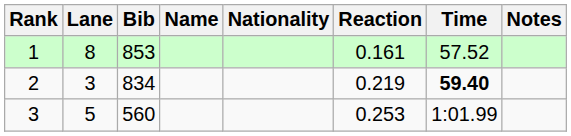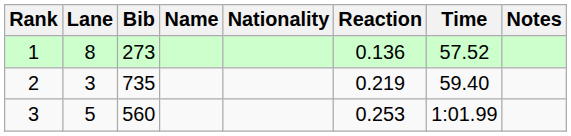(139, 51) 853 -> (139, 51) 273
(380, 51) 0.161 -> (380, 51) 0.136
(139, 83) 834 -> (139, 83) 735
(464, 83) bold -> (464, 83) normal
